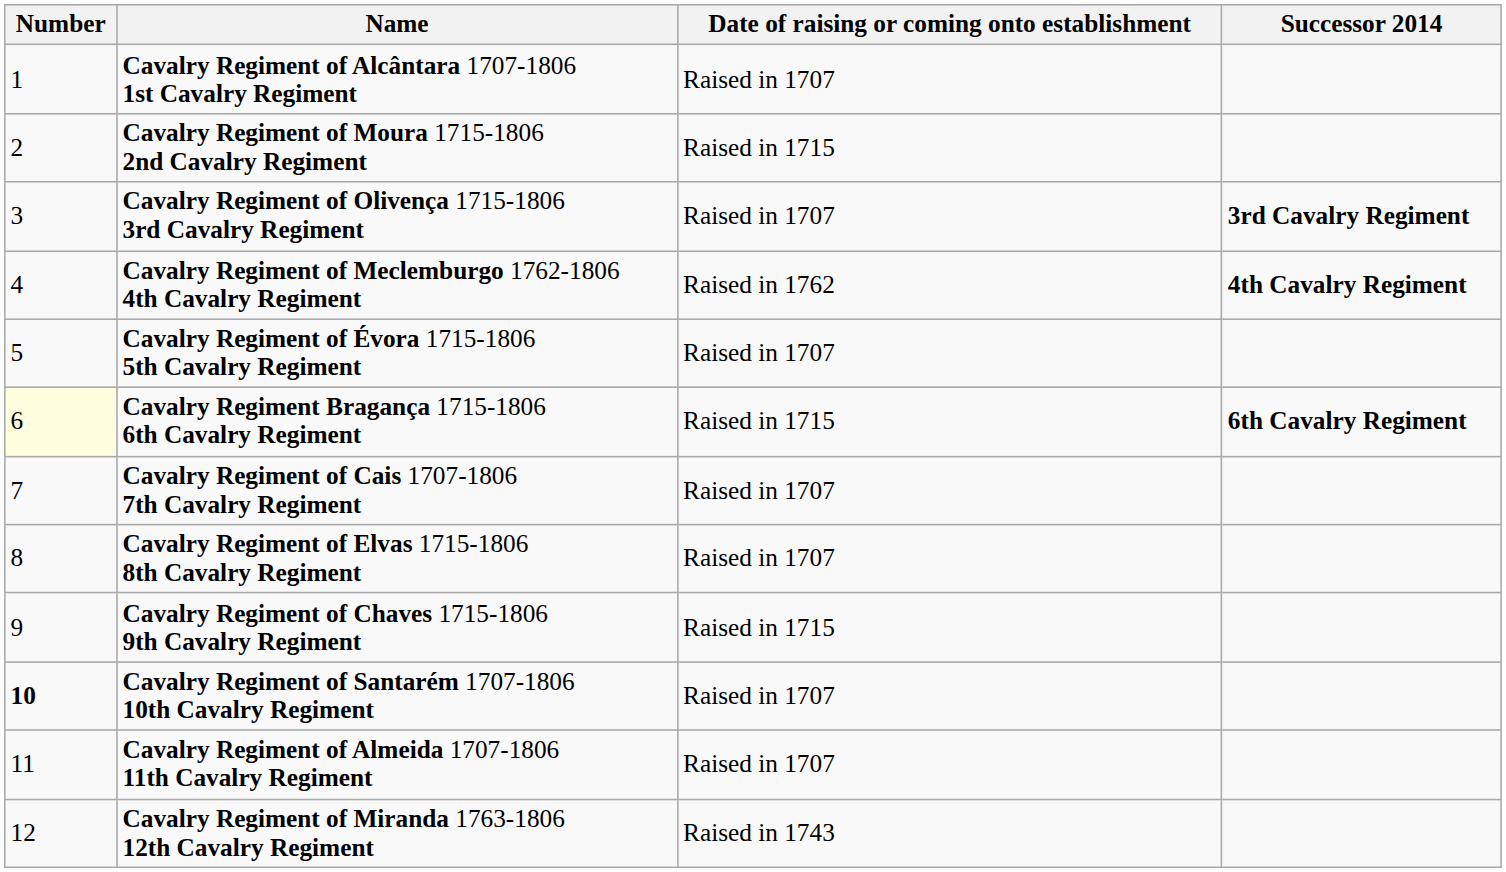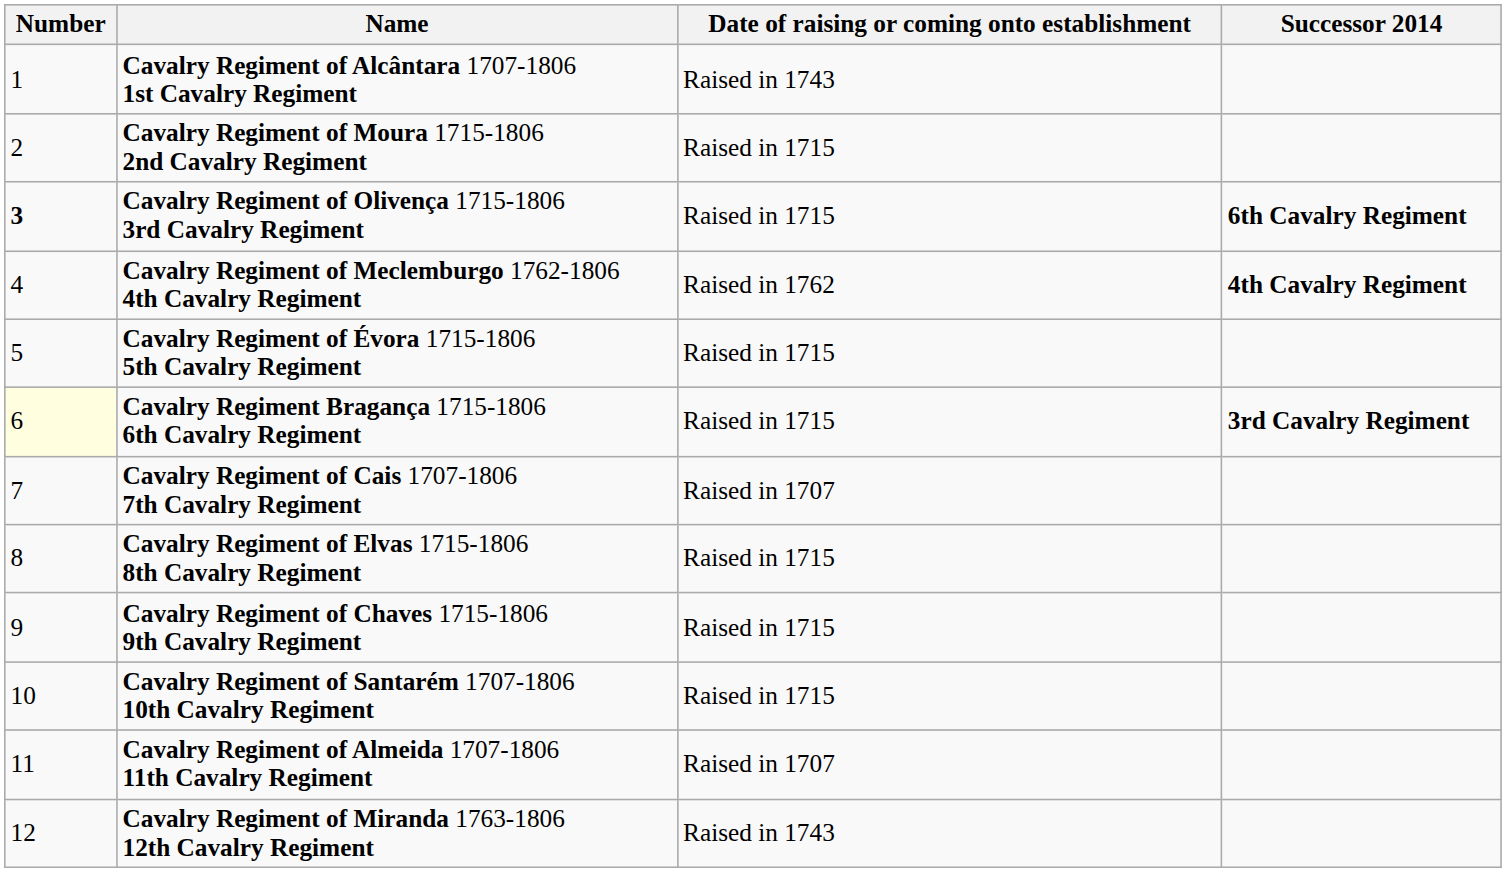(759, 78) Raised in 1707 -> (759, 78) Raised in 1743
(17, 215) normal -> (17, 215) bold
(759, 215) Raised in 1707 -> (759, 215) Raised in 1715
(1349, 215) 3rd Cavalry Regiment -> (1347, 215) 6th Cavalry Regiment
(759, 352) Raised in 1707 -> (759, 352) Raised in 1715
(1347, 421) 6th Cavalry Regiment -> (1349, 421) 3rd Cavalry Regiment
(759, 558) Raised in 1707 -> (759, 558) Raised in 1715
(23, 695) bold -> (23, 695) normal
(759, 695) Raised in 1707 -> (759, 695) Raised in 1715
